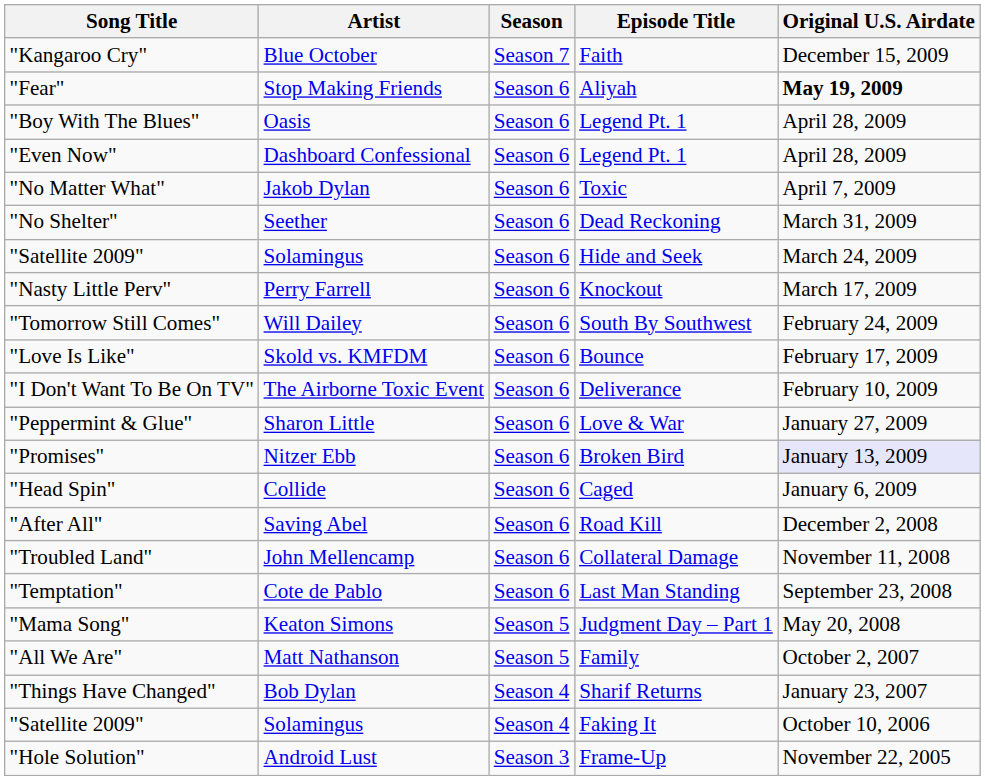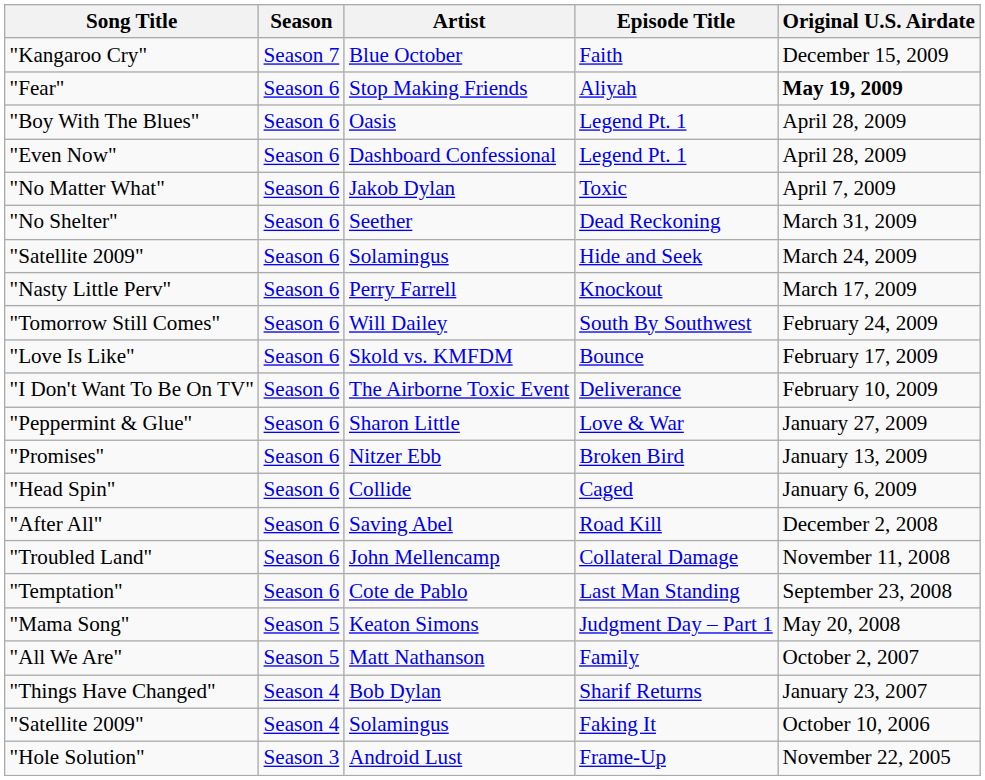columns swapped: (374, 21) <-> (532, 21)
(855, 456) lavender background -> (855, 456) no background
